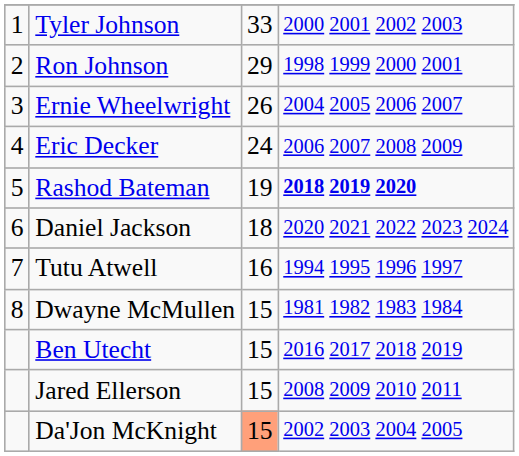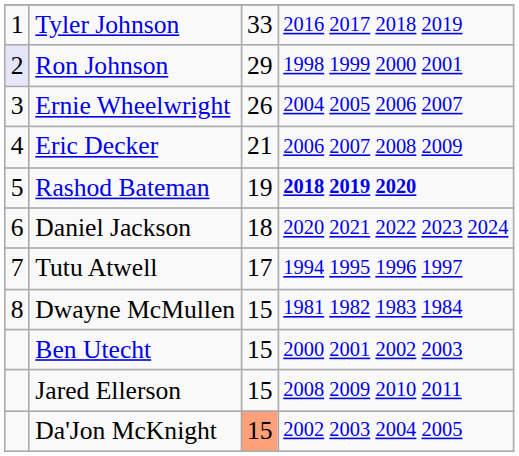(373, 24) 2000 2001 2002 2003 -> (373, 24) 2016 2017 2018 2019
(17, 65) no background -> (17, 65) lavender background
(260, 146) 24 -> (260, 146) 21
(260, 268) 16 -> (260, 268) 17
(373, 349) 2016 2017 2018 2019 -> (373, 349) 2000 2001 2002 2003
